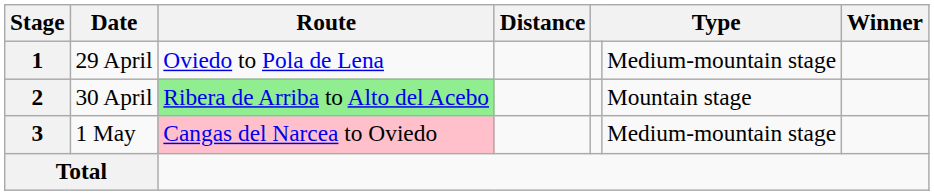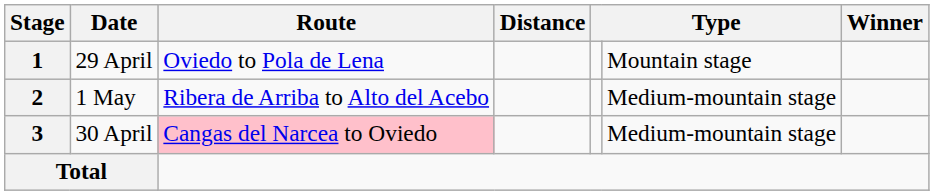(721, 60) Medium-mountain stage -> (679, 60) Mountain stage
(114, 97) 30 April -> (106, 97) 1 May
(326, 97) lightgreen background -> (326, 97) no background
(679, 97) Mountain stage -> (721, 97) Medium-mountain stage
(106, 134) 1 May -> (114, 134) 30 April
